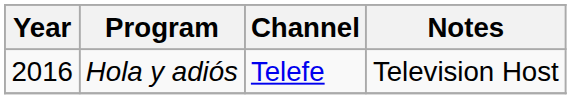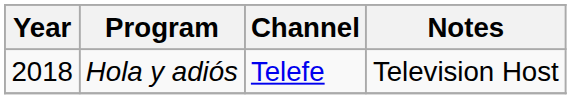(42, 71) 2016 -> (42, 71) 2018
